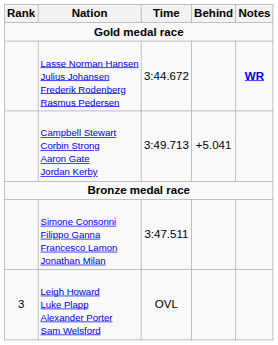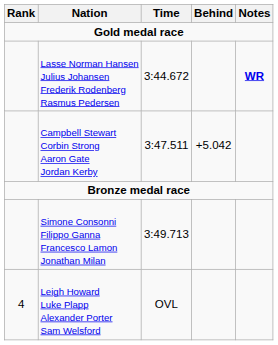(166, 146) 3:49.713 -> (166, 146) 3:47.511
(214, 146) +5.041 -> (214, 146) +5.042
(166, 234) 3:47.511 -> (166, 234) 3:49.713
(21, 304) 3 -> (21, 304) 4
